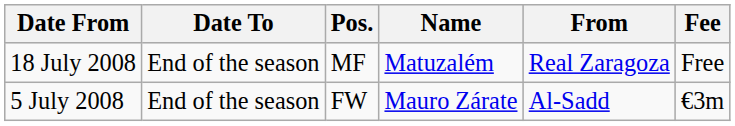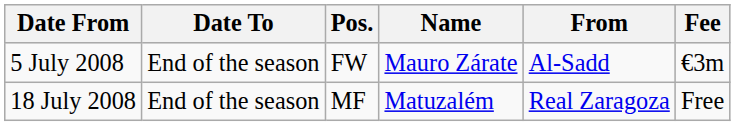rows swapped: (67, 100) <-> (73, 62)
